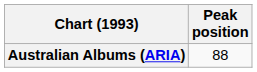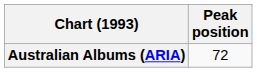(220, 55) 88 -> (220, 55) 72
